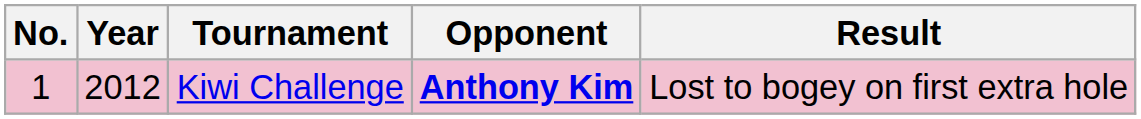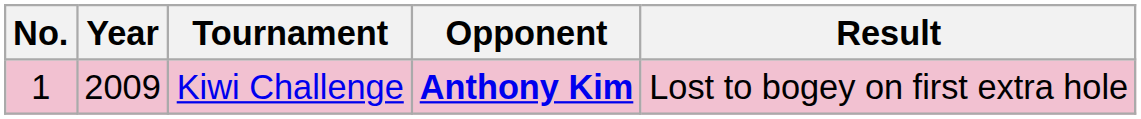(123, 87) 2012 -> (123, 87) 2009
